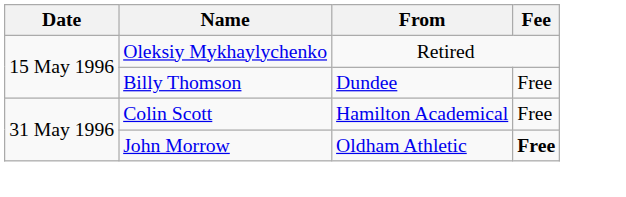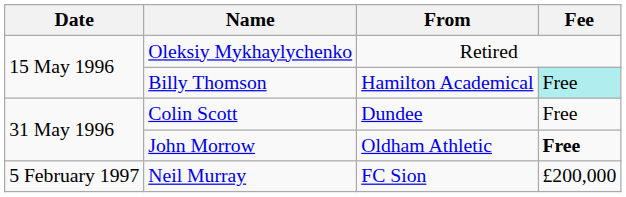(367, 82) Dundee -> (447, 82) Hamilton Academical
(535, 82) no background -> (560, 82) paleturquoise background
(422, 113) Hamilton Academical -> (392, 113) Dundee
+ row: (197, 176)
